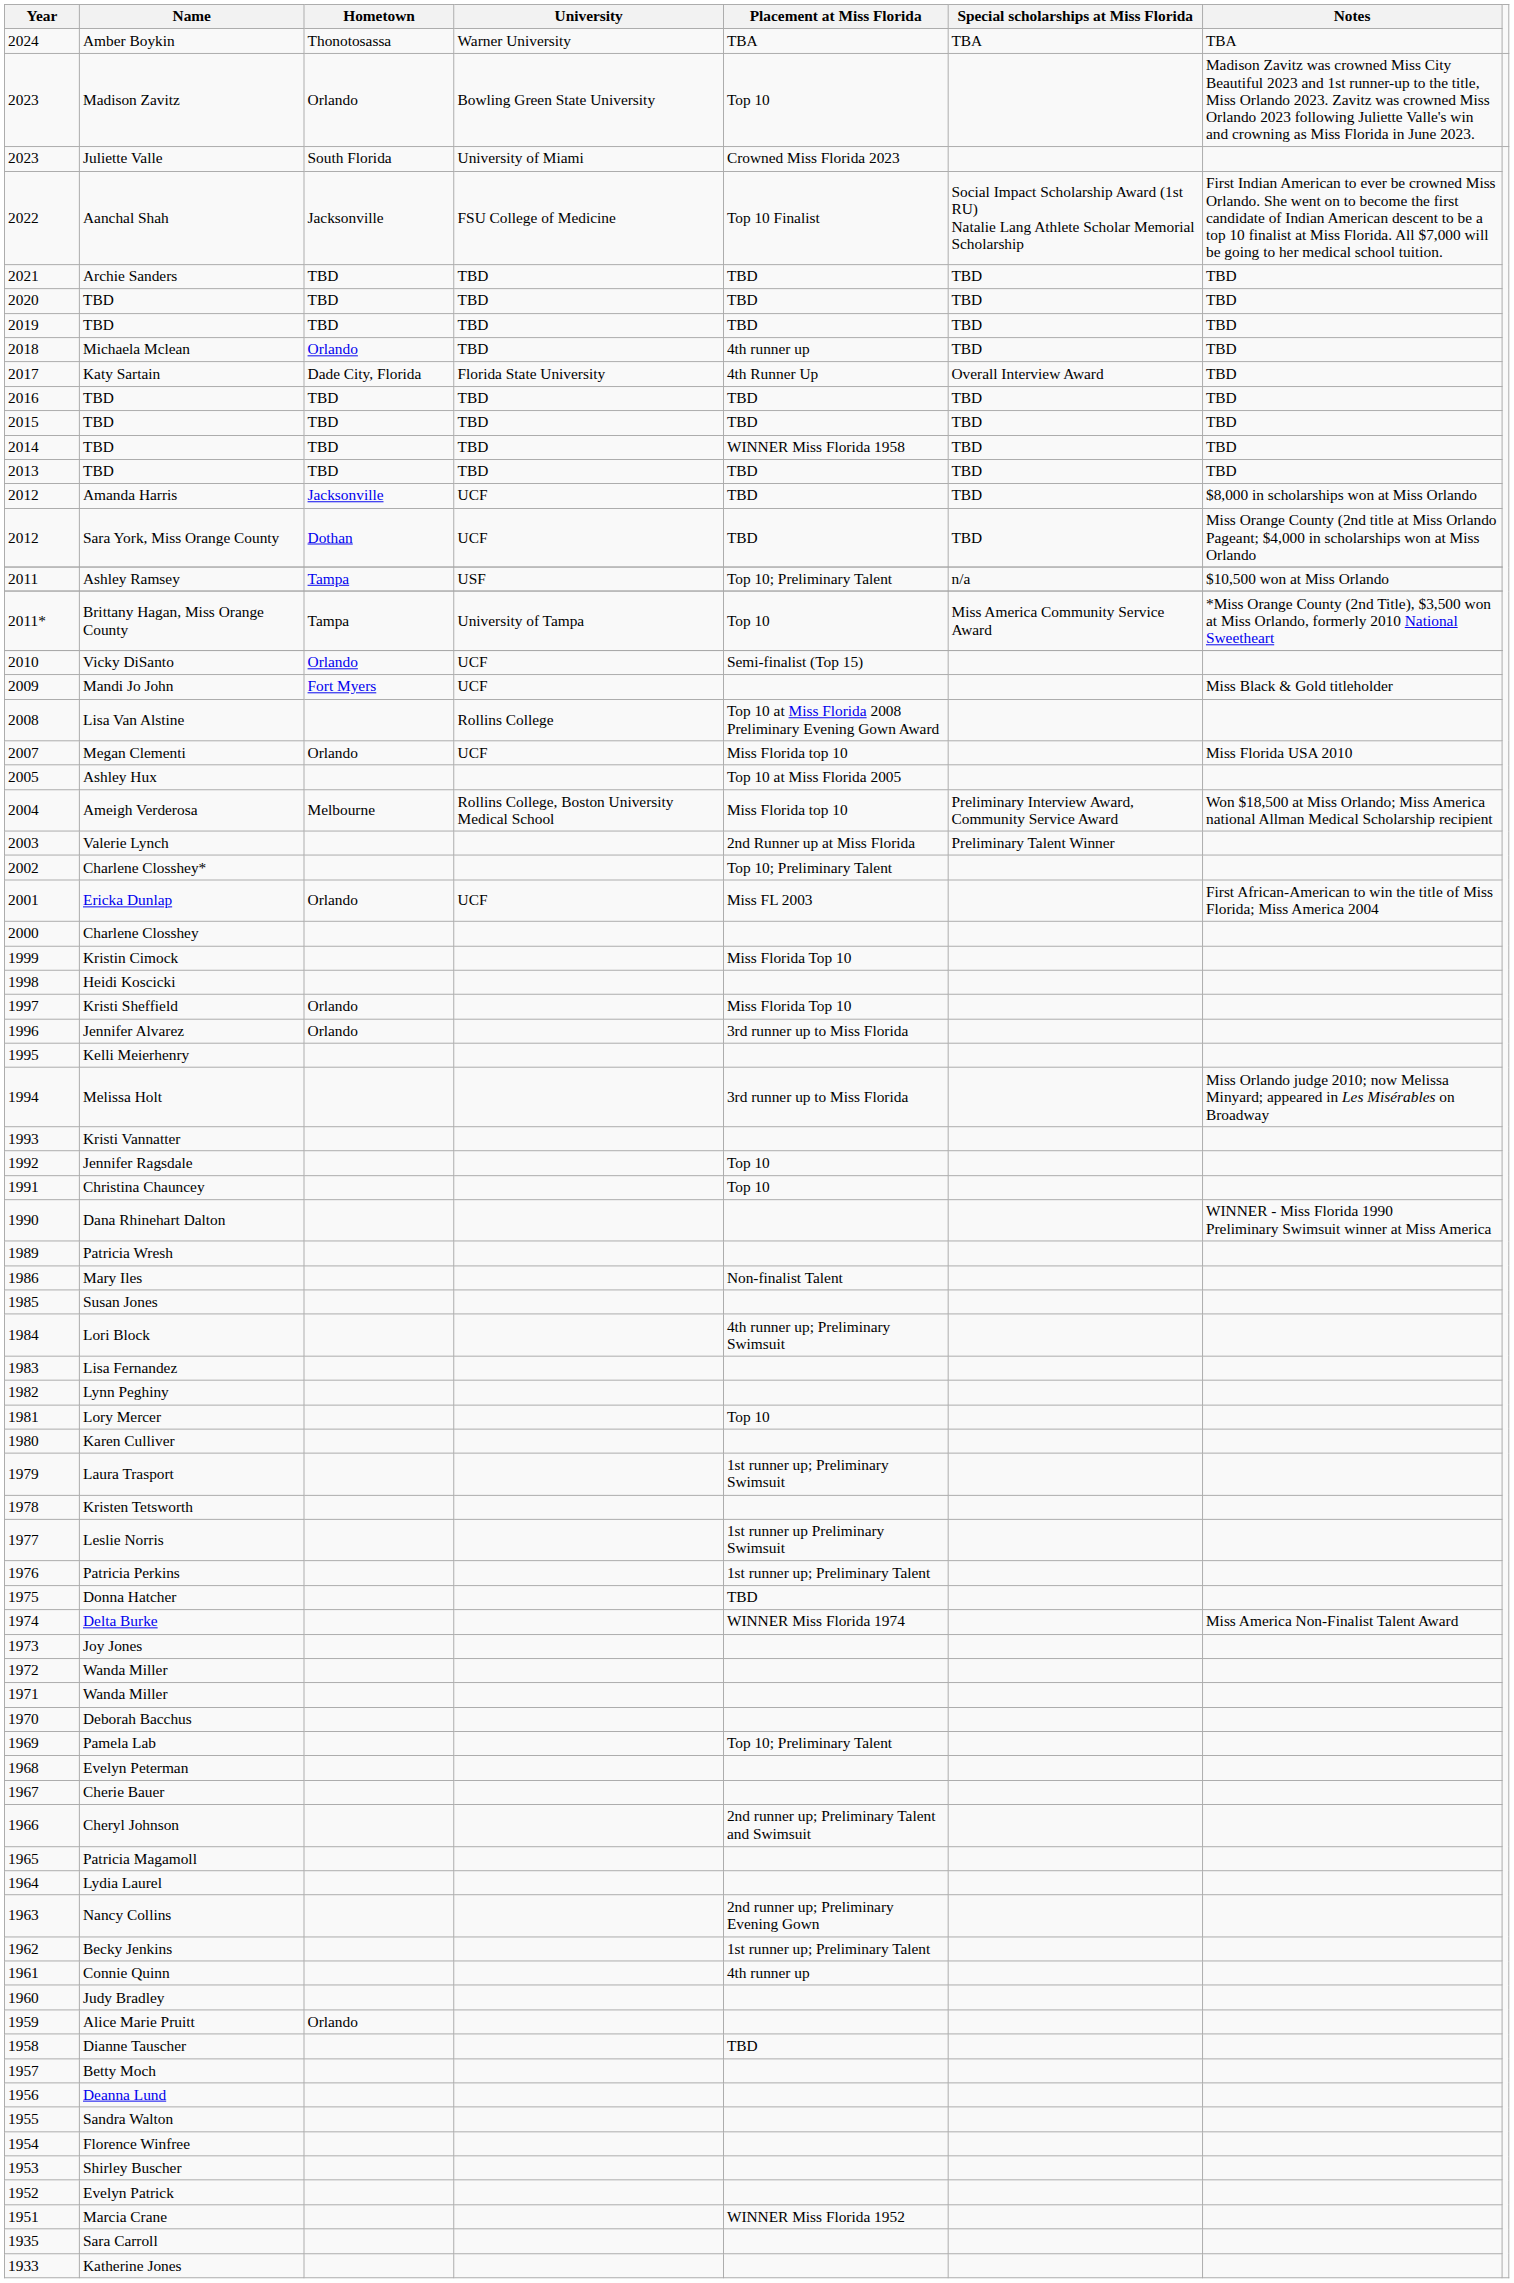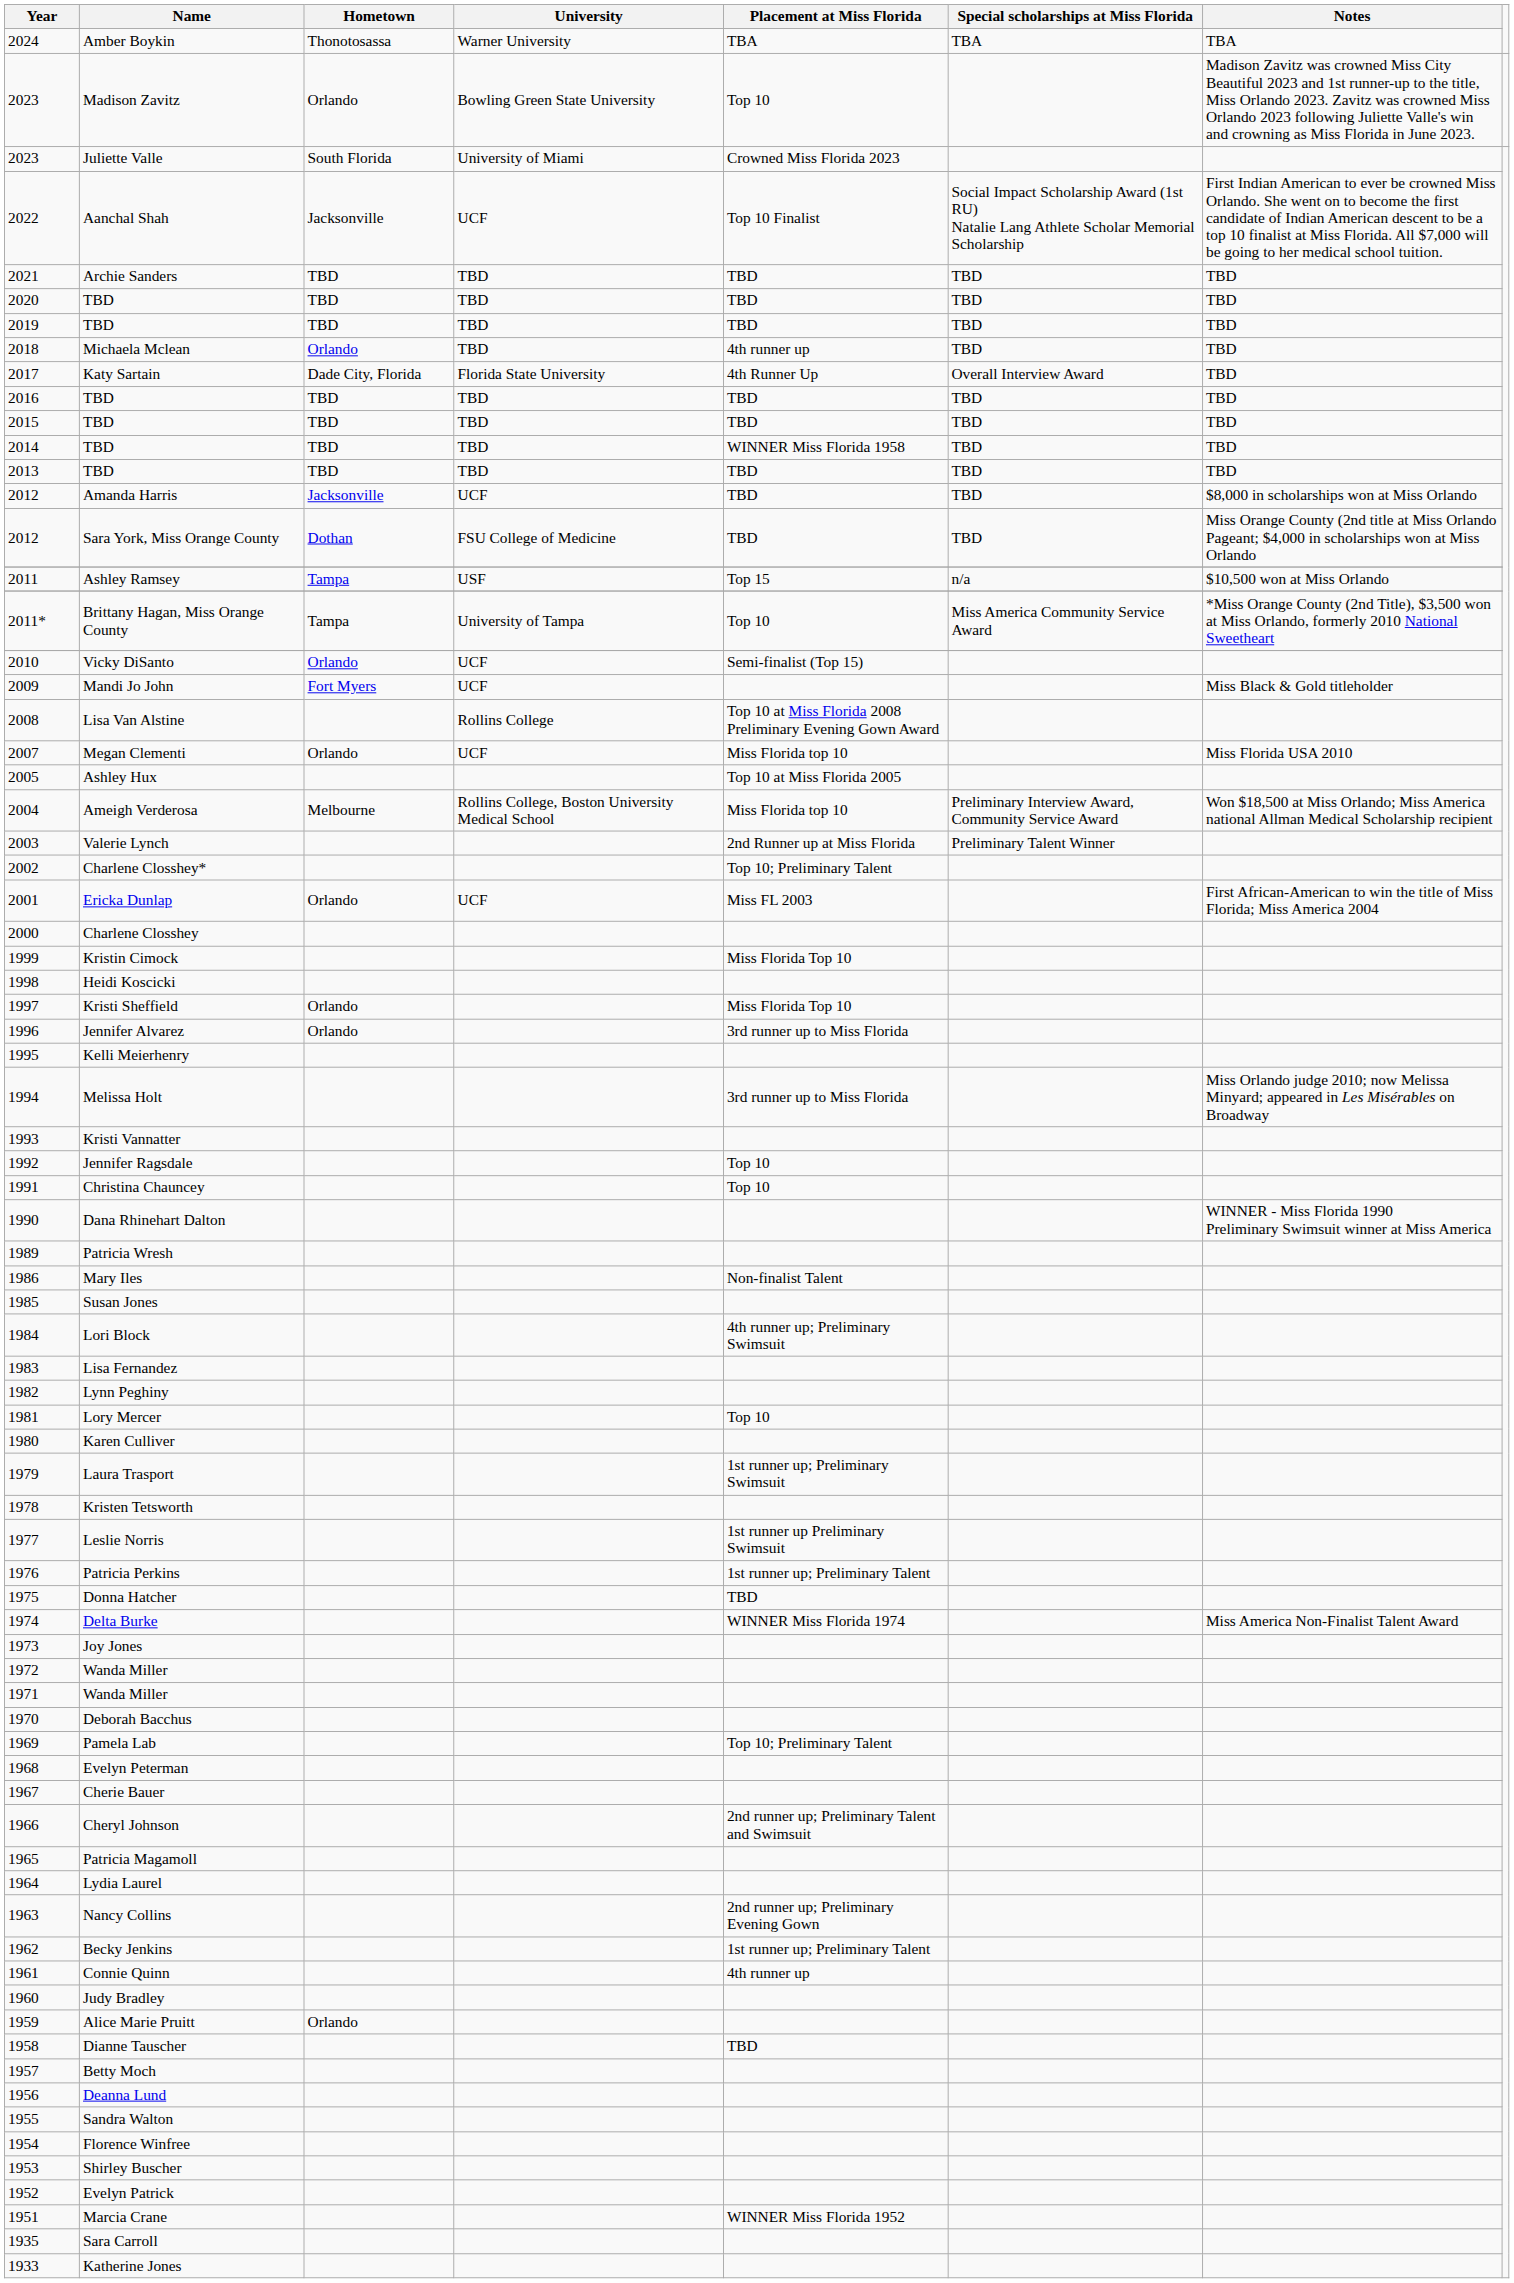(537, 217) FSU College of Medicine -> (472, 217) UCF
(472, 537) UCF -> (537, 537) FSU College of Medicine
(810, 579) Top 10; Preliminary Talent -> (748, 579) Top 15
